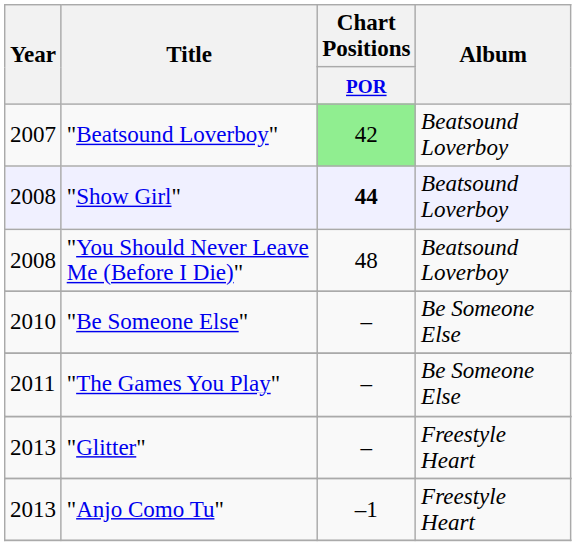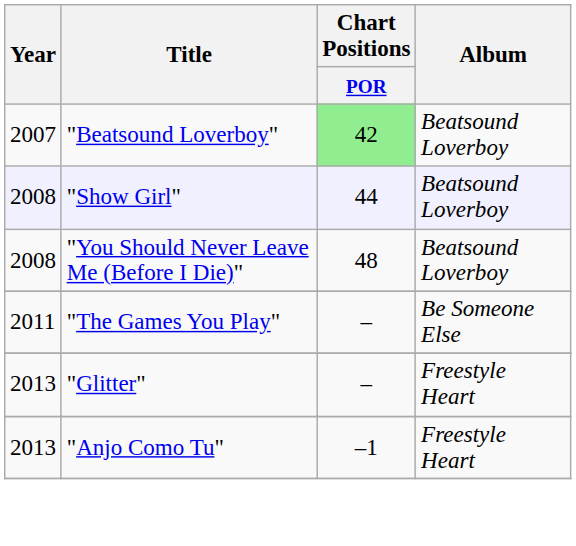(366, 197) bold -> (366, 197) normal
- row: (157, 322)
